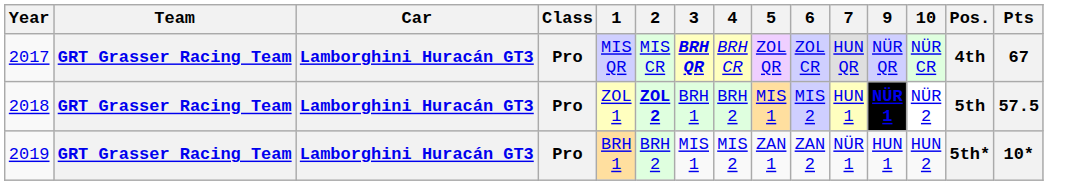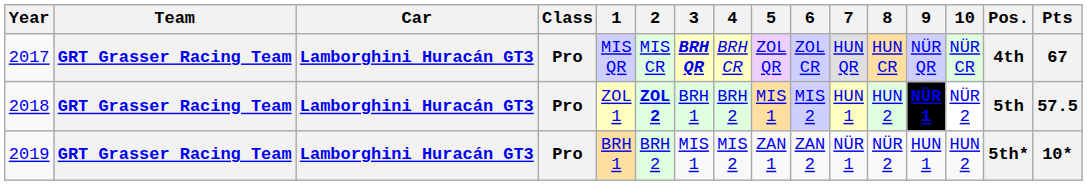+ column: (887, 19)
